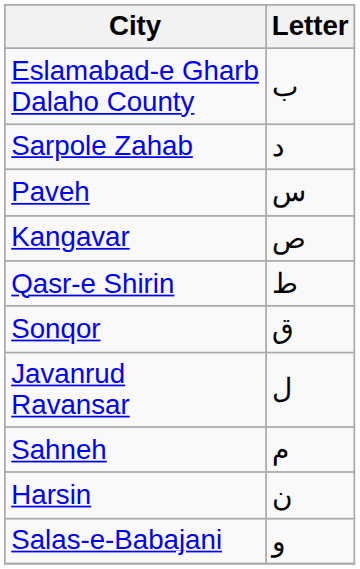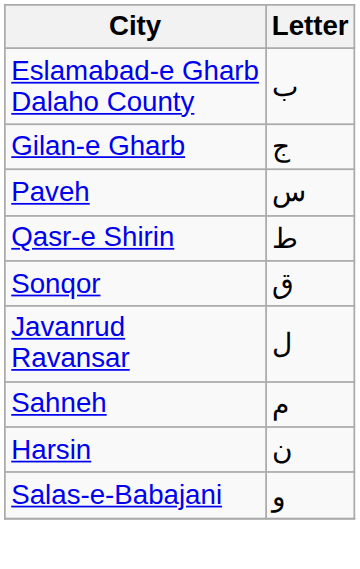+ row: (98, 146)
- row: (102, 146)
- row: (70, 237)
